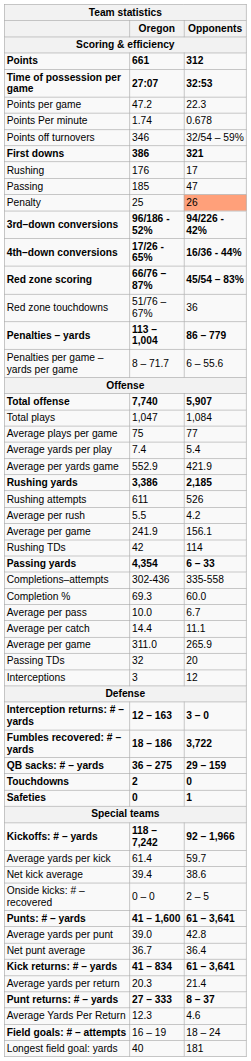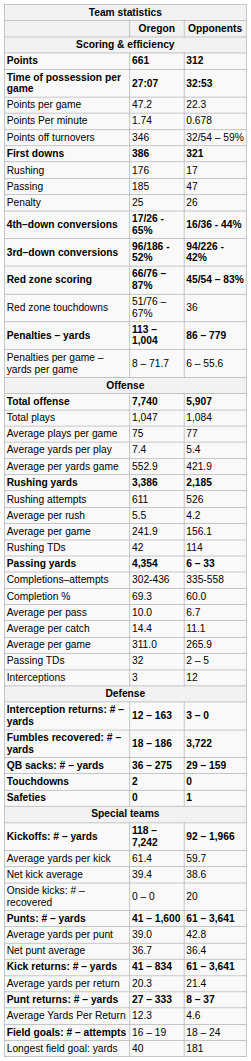(192, 202) lightsalmon background -> (192, 202) no background
rows swapped: (62, 224) <-> (62, 252)
(192, 661) 20 -> (198, 661) 2 – 5
(198, 896) 2 – 5 -> (192, 896) 20
